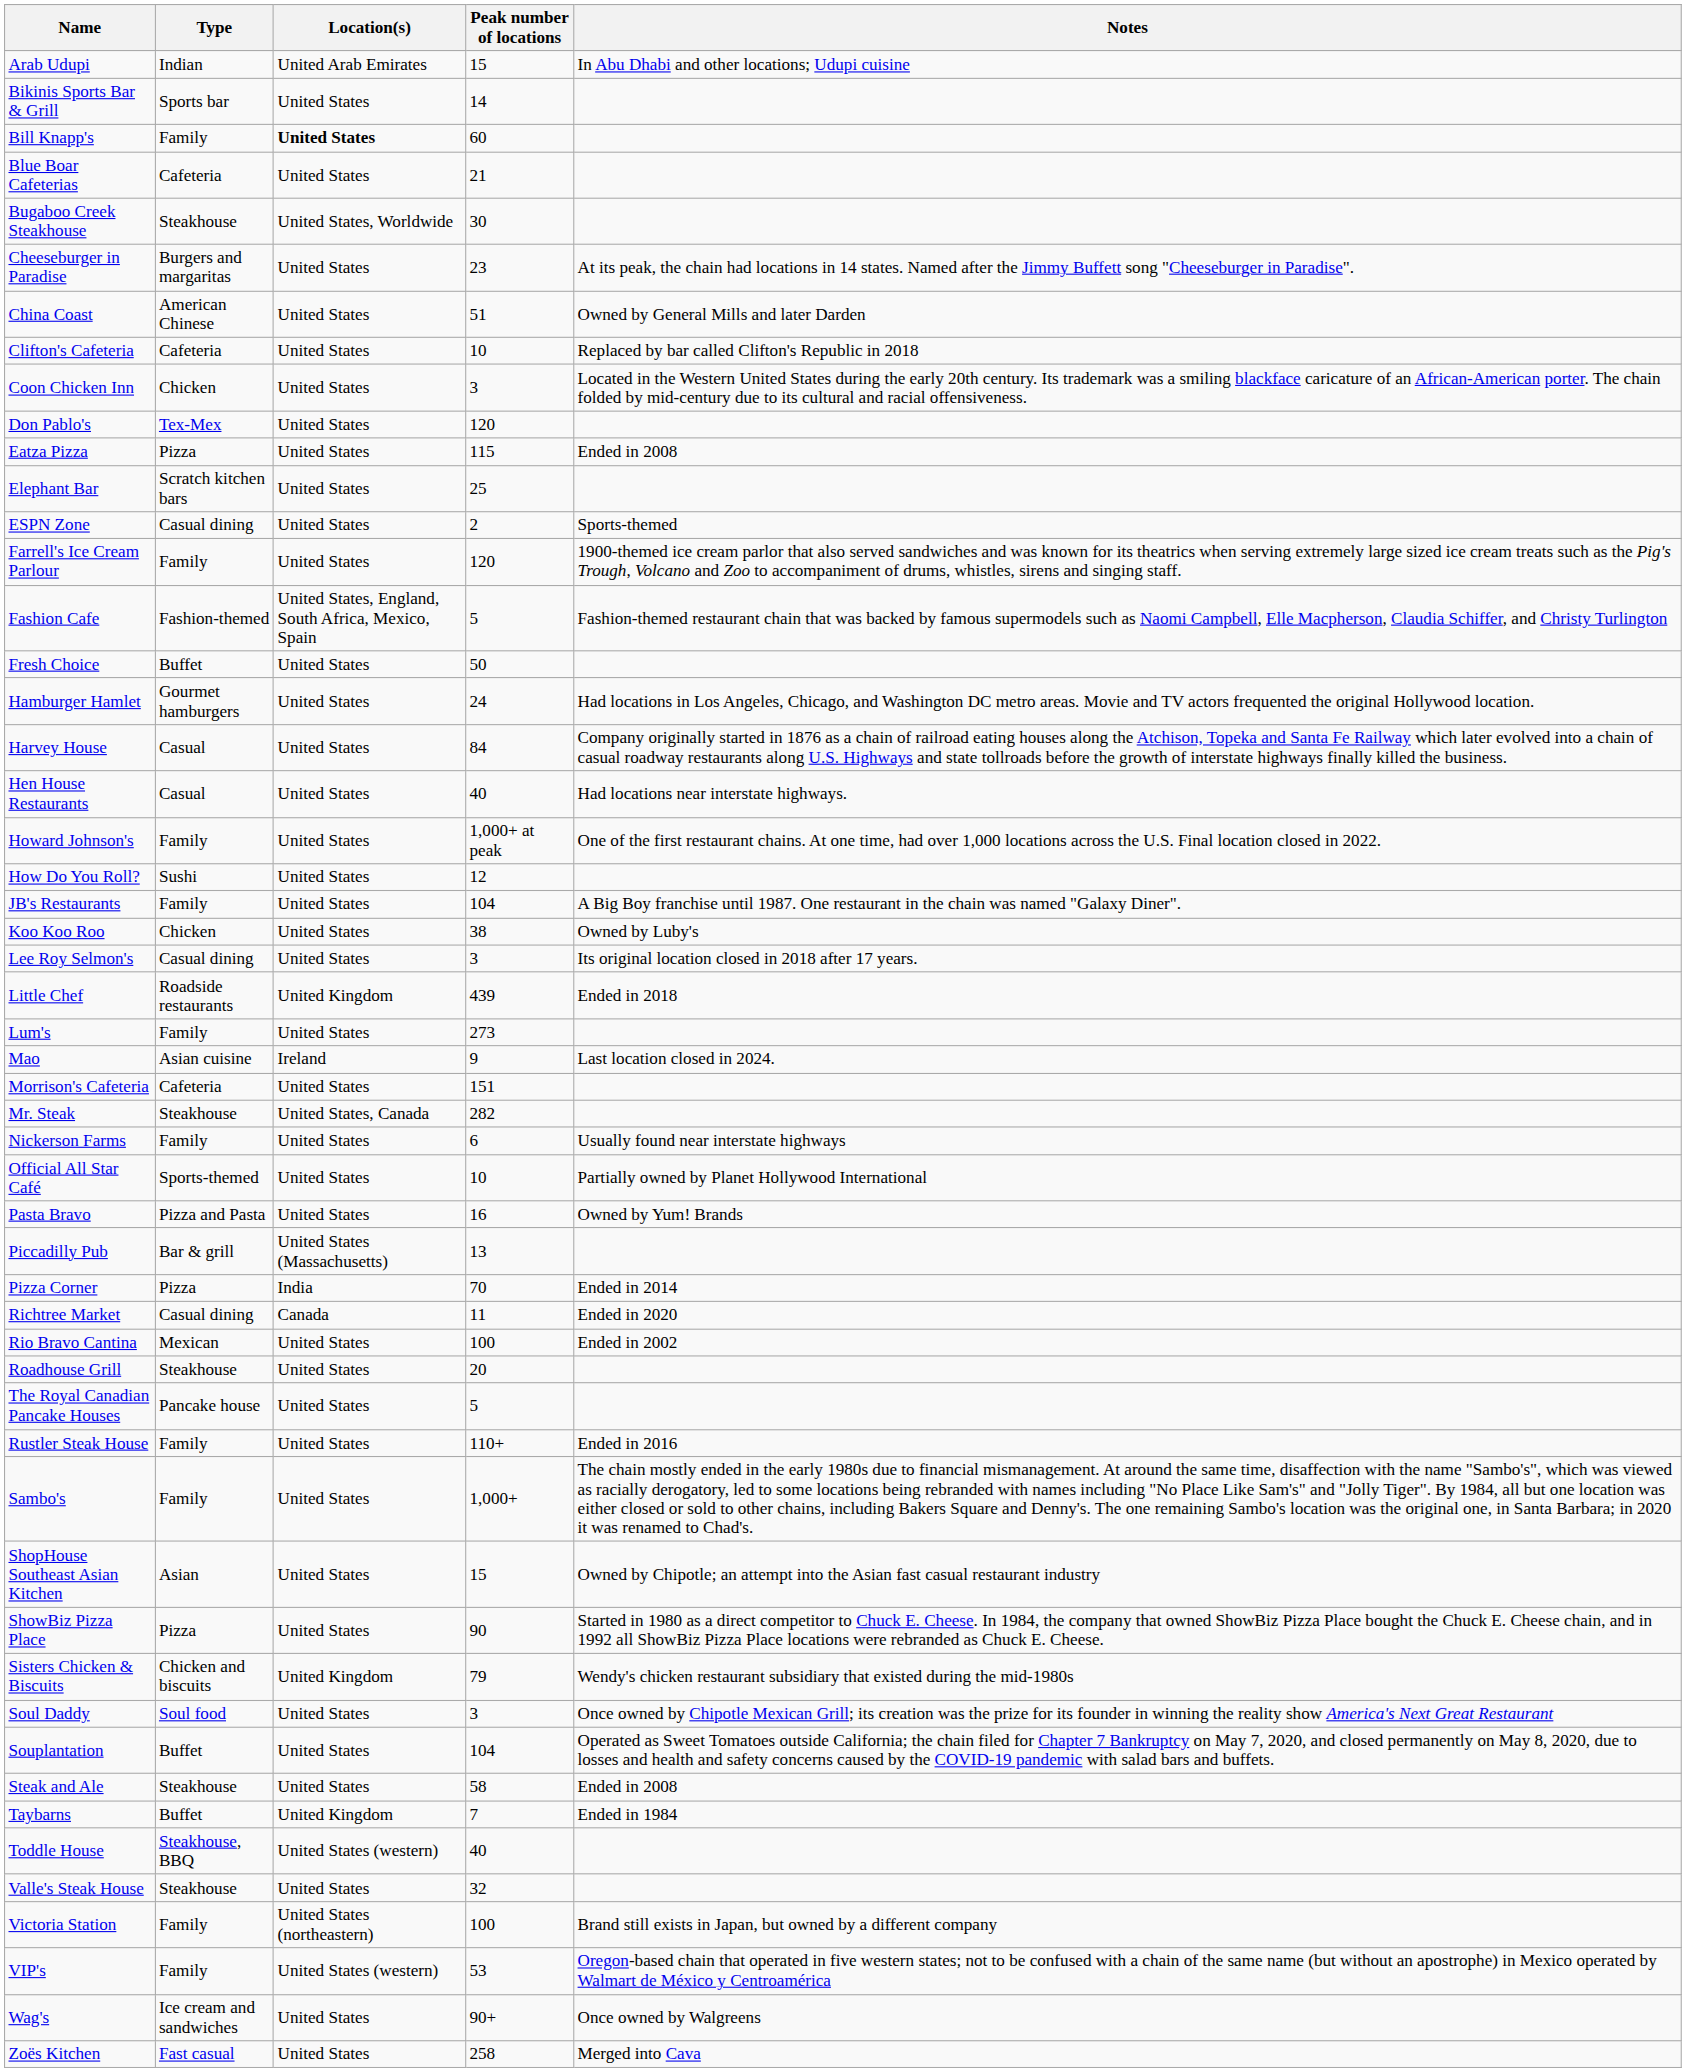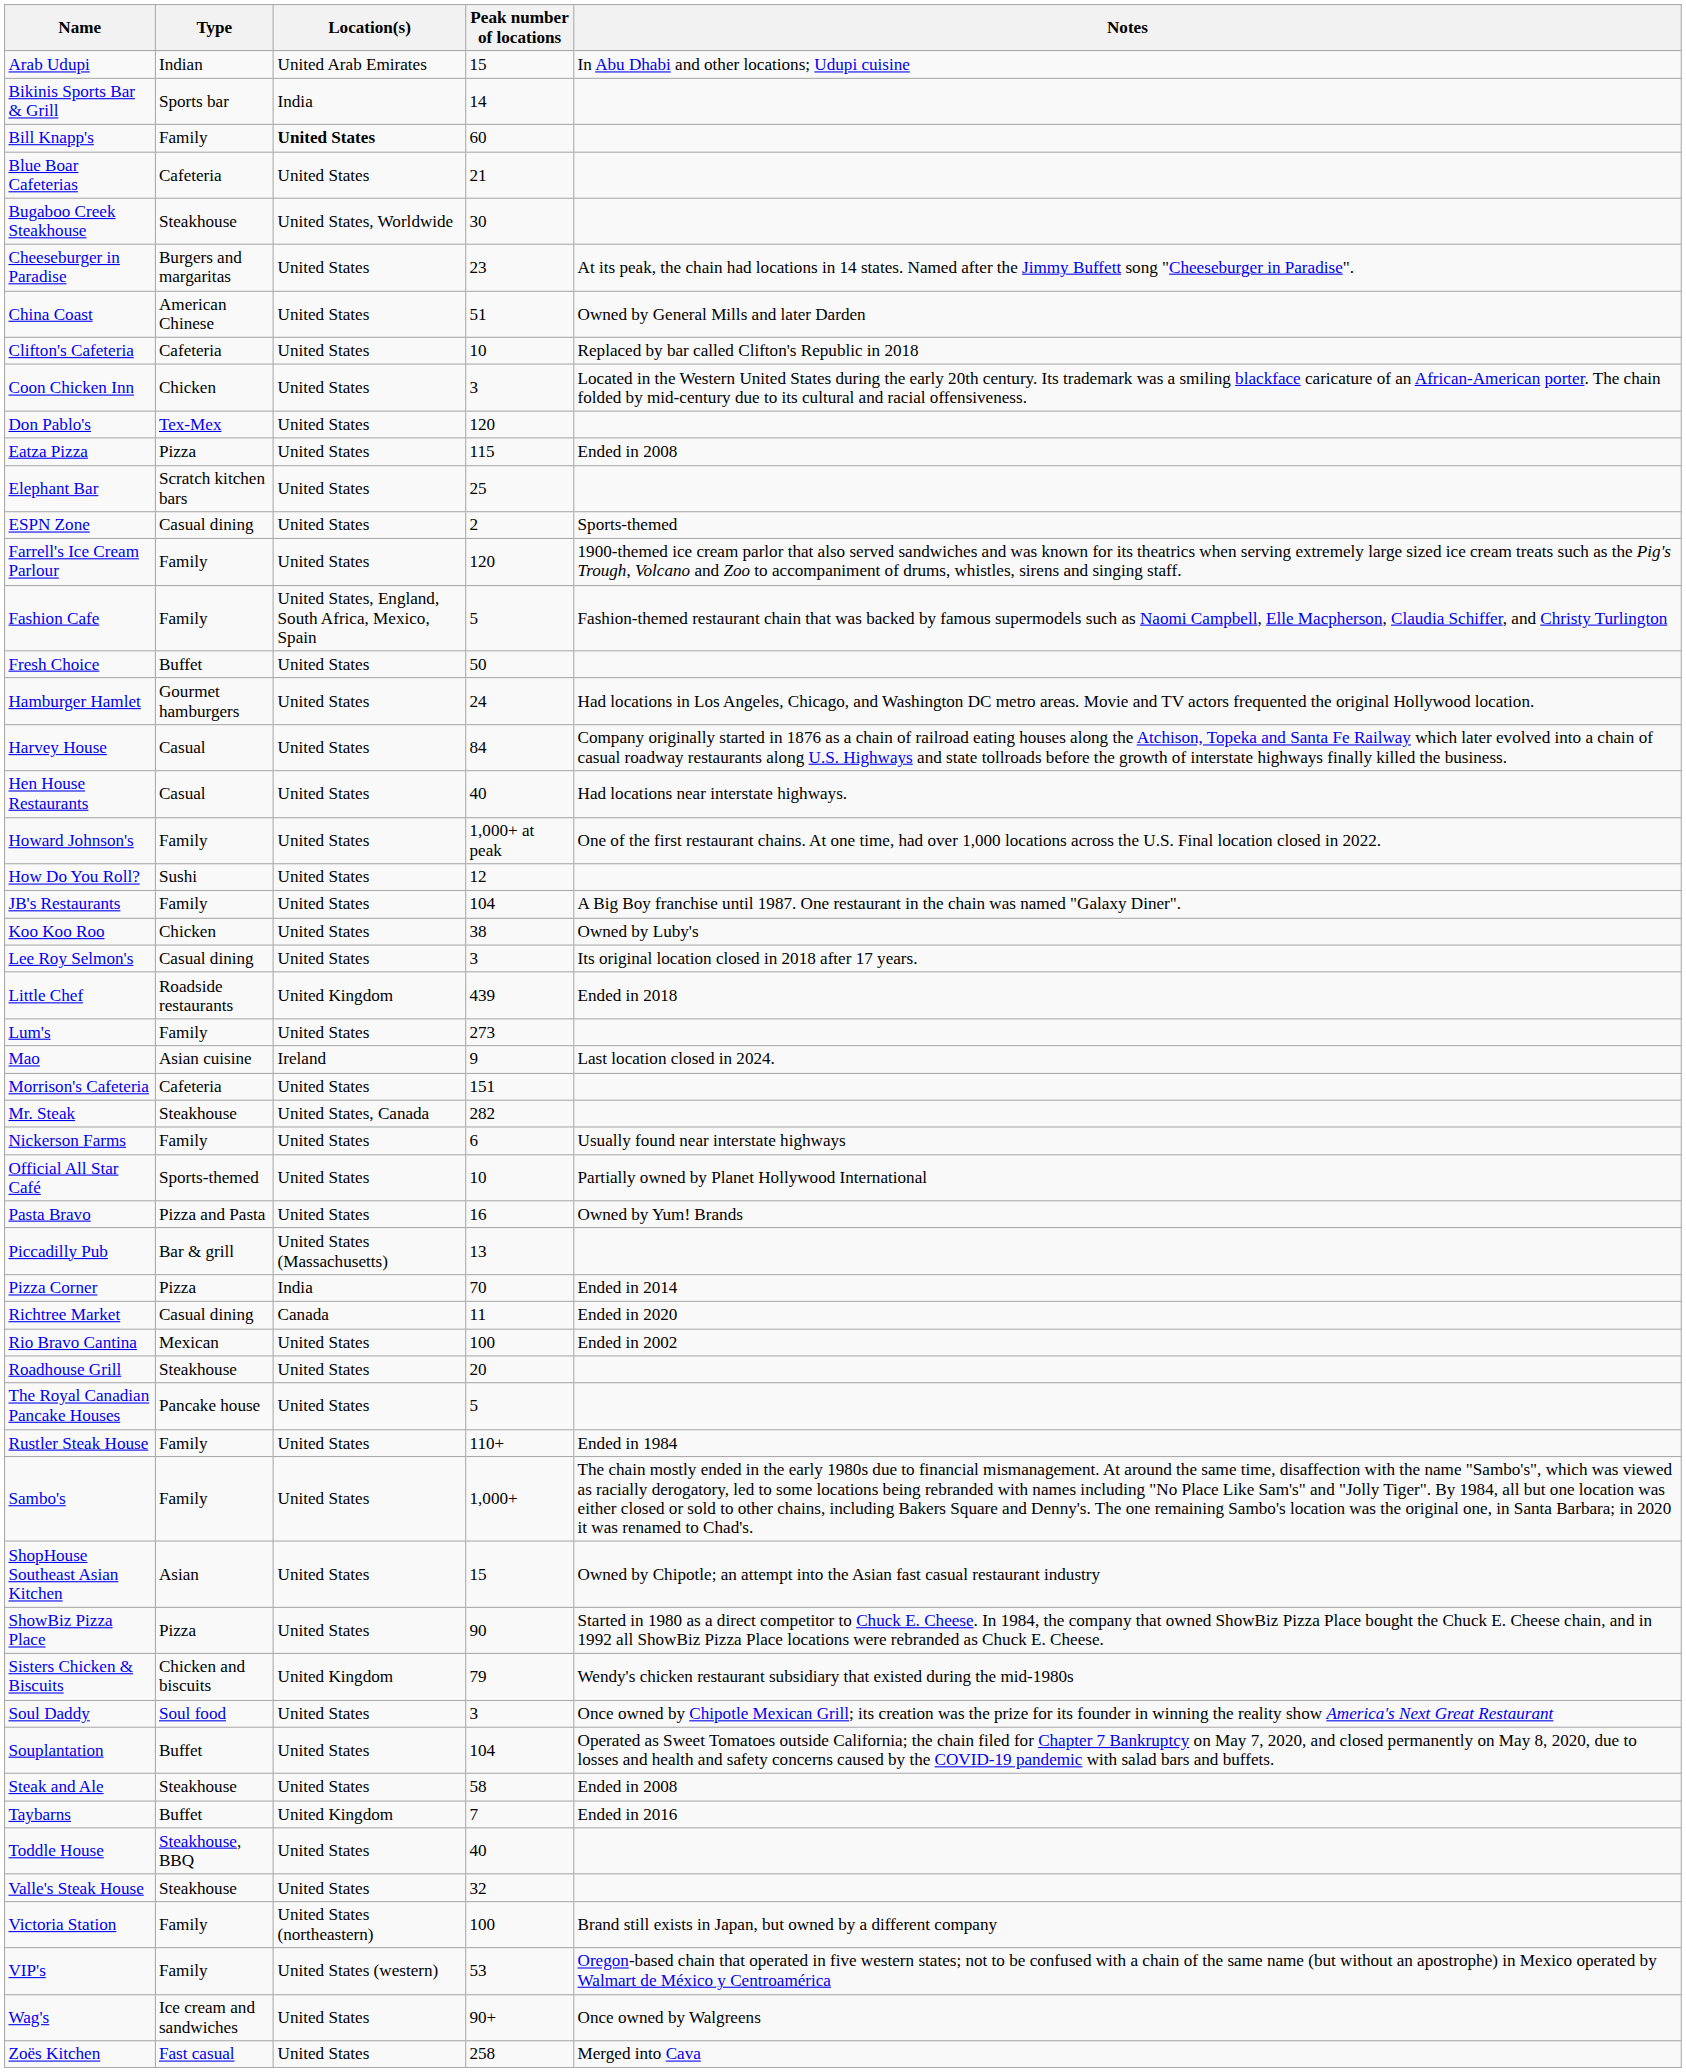(323, 101) United States -> (295, 101) India
(214, 617) Fashion-themed -> (183, 617) Family
(627, 1442) Ended in 2016 -> (627, 1442) Ended in 1984
(627, 1814) Ended in 1984 -> (627, 1814) Ended in 2016
(358, 1850) United States (western) -> (323, 1850) United States
